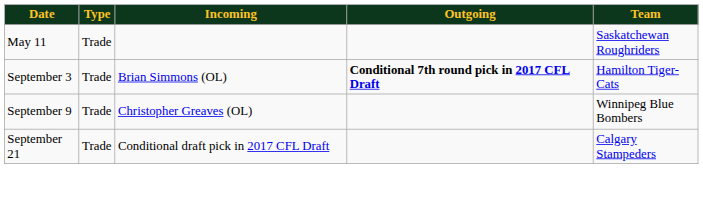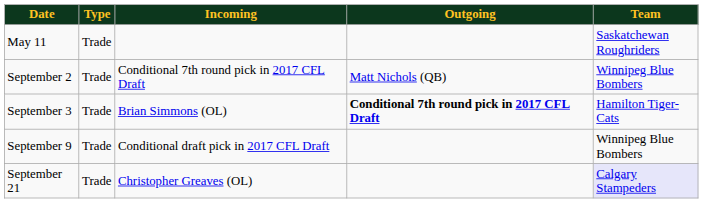+ row: (40, 76)
(185, 111) Christopher Greaves (OL) -> (224, 146) Conditional draft pick in 2017 CFL Draft
(224, 146) Conditional draft pick in 2017 CFL Draft -> (185, 180) Christopher Greaves (OL)
(626, 146) no background -> (626, 180) lavender background
